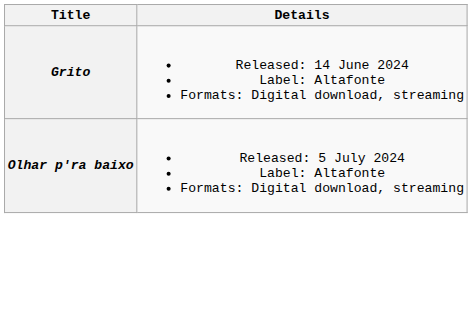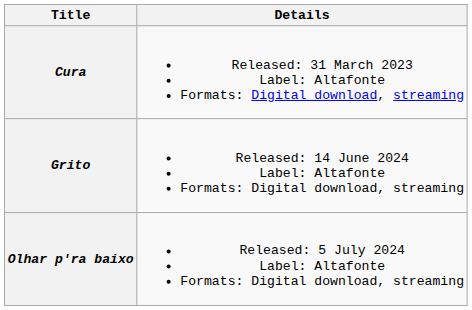+ row: (71, 72)
